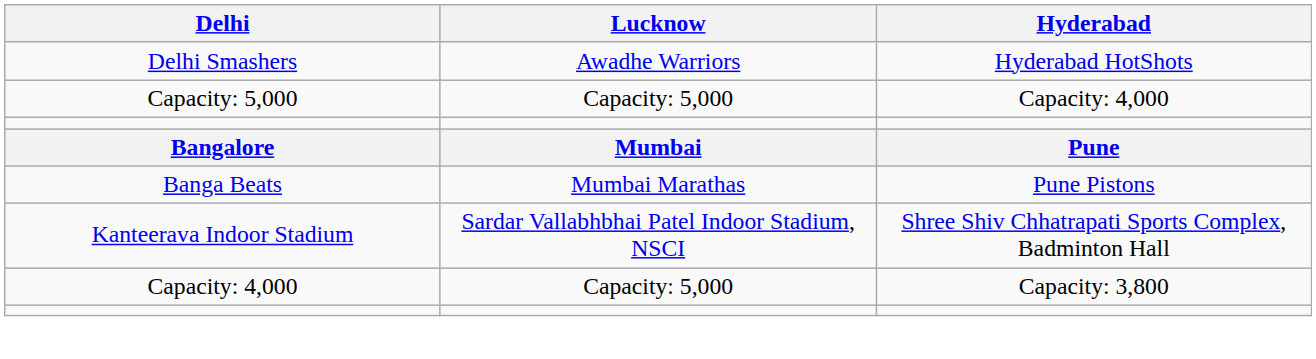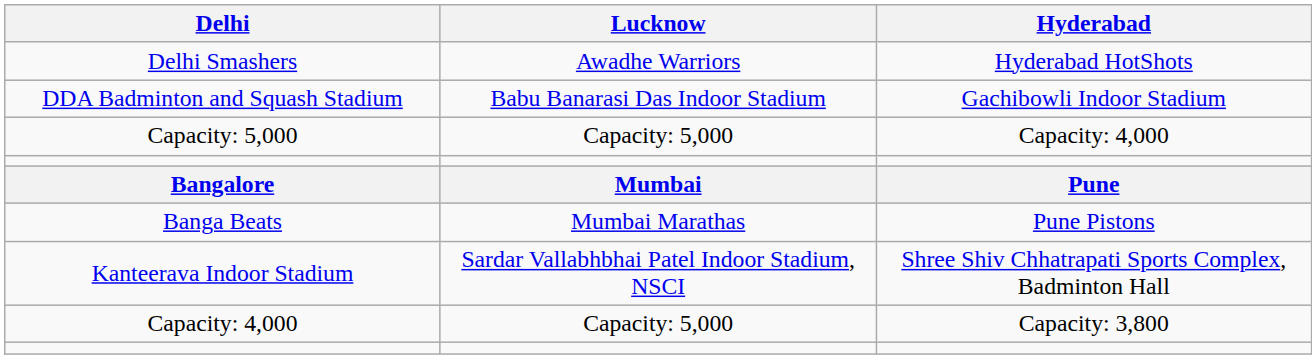+ row: (223, 98)
